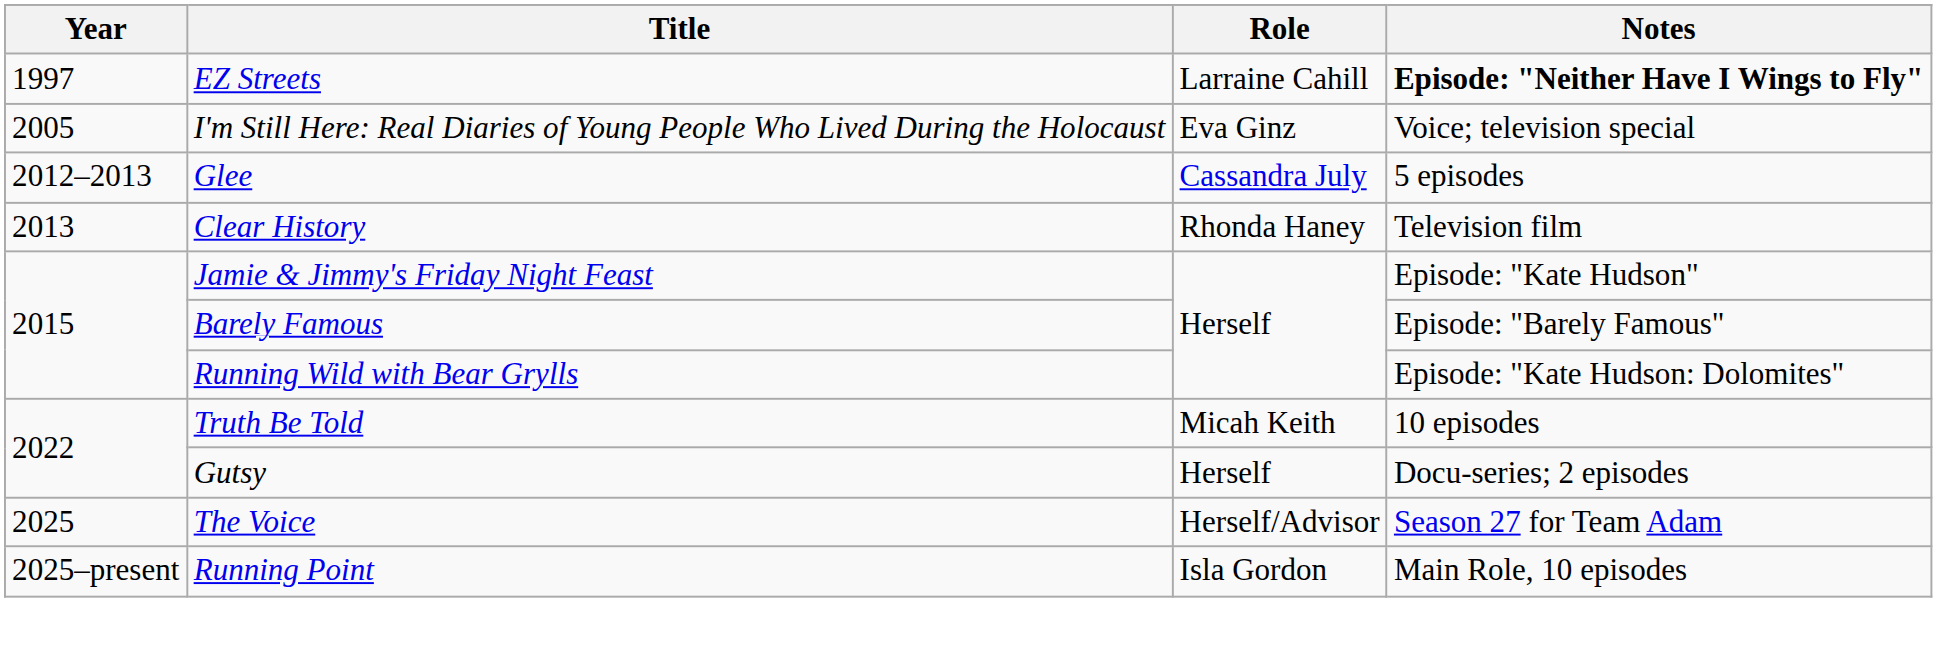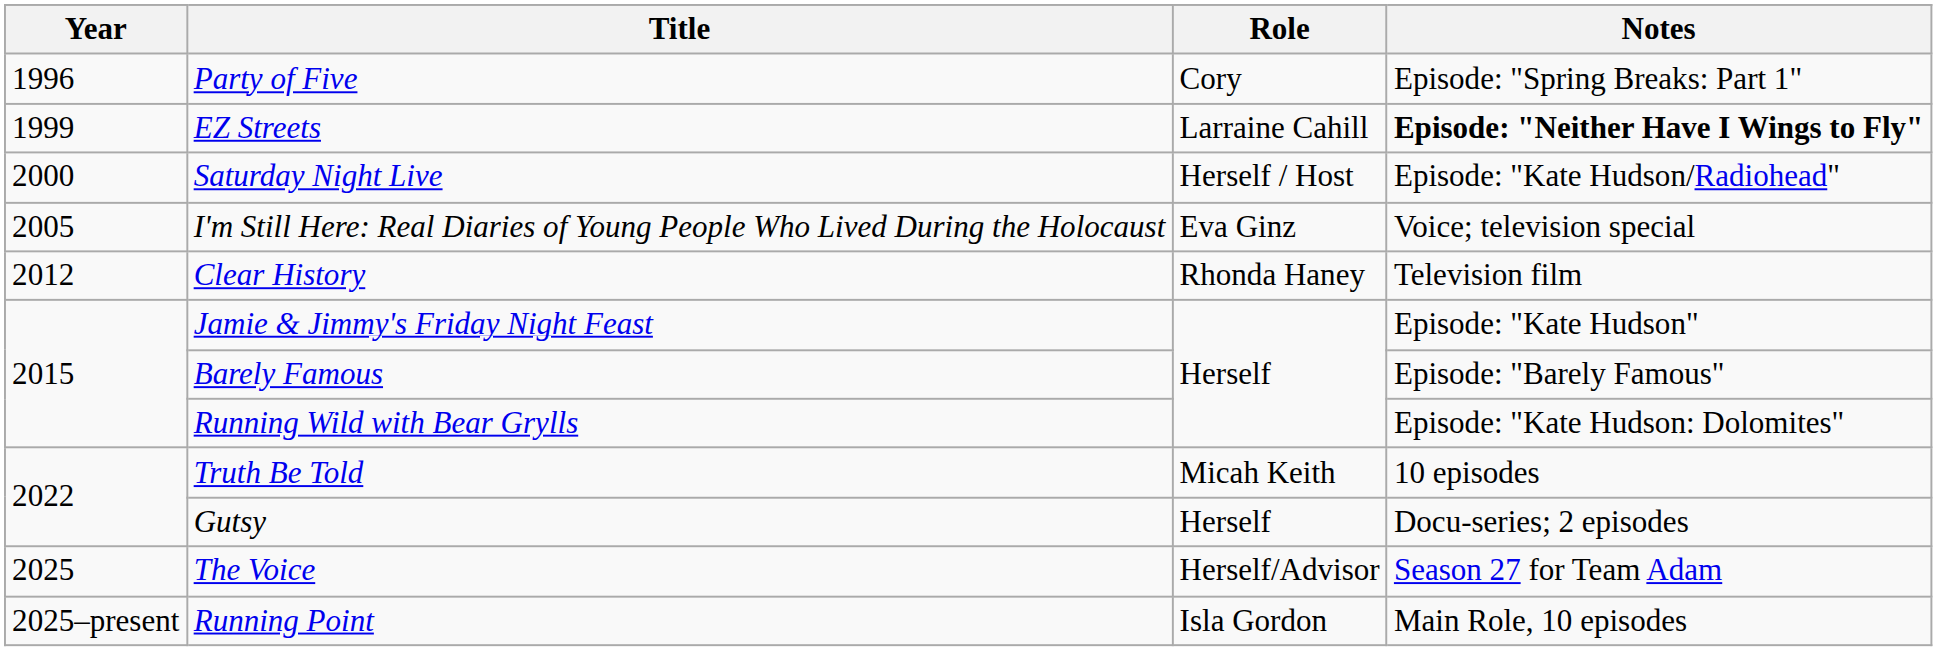+ row: (276, 78)
(43, 78) 1997 -> (43, 127) 1999
+ row: (318, 176)
- row: (223, 176)
(43, 226) 2013 -> (43, 275) 2012
